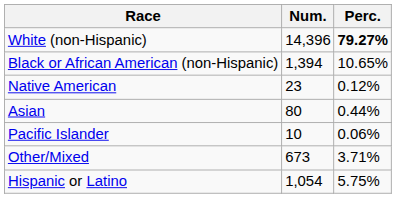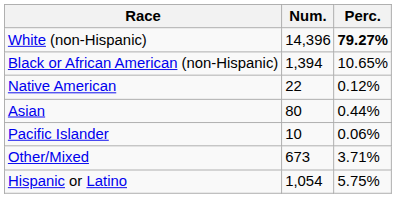(293, 87) 23 -> (293, 87) 22
